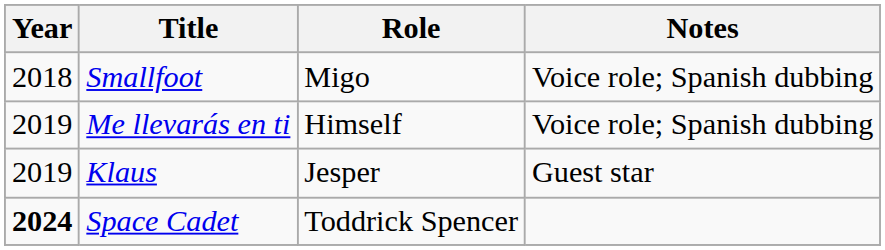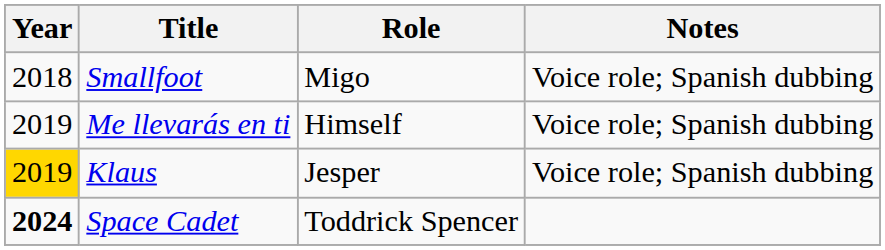(42, 172) no background -> (42, 172) gold background
(593, 172) Guest star -> (703, 172) Voice role; Spanish dubbing
